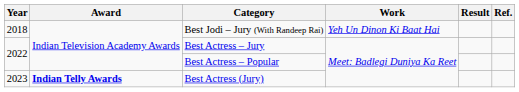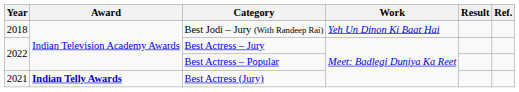(17, 78) 2023 -> (17, 78) 2021
